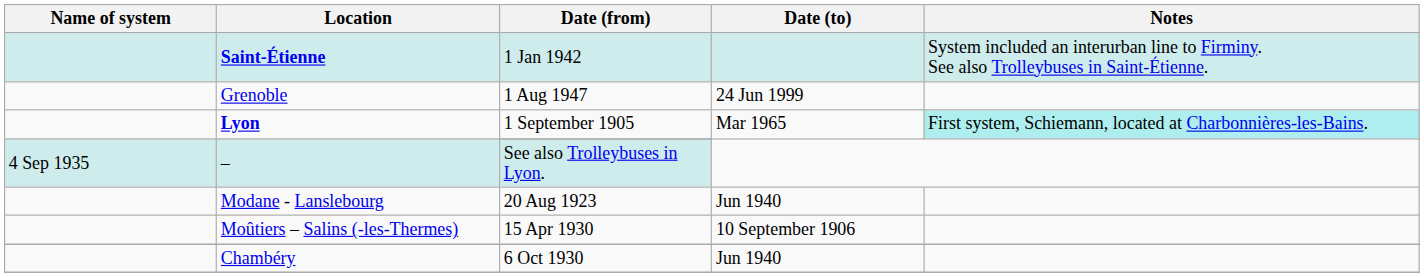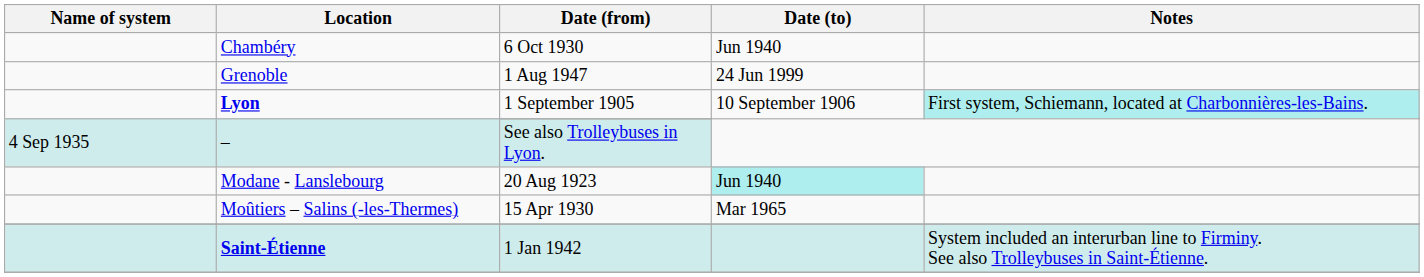rows swapped: (258, 257) <-> (273, 57)
(751, 124) Mar 1965 -> (786, 103) 10 September 1906
(749, 201) no background -> (749, 180) paleturquoise background
(786, 229) 10 September 1906 -> (751, 209) Mar 1965
